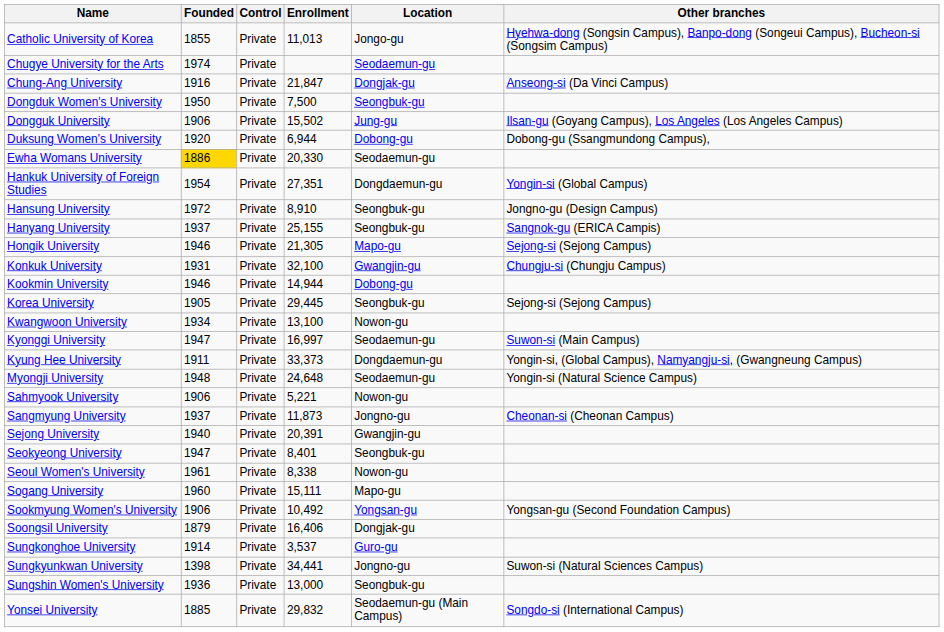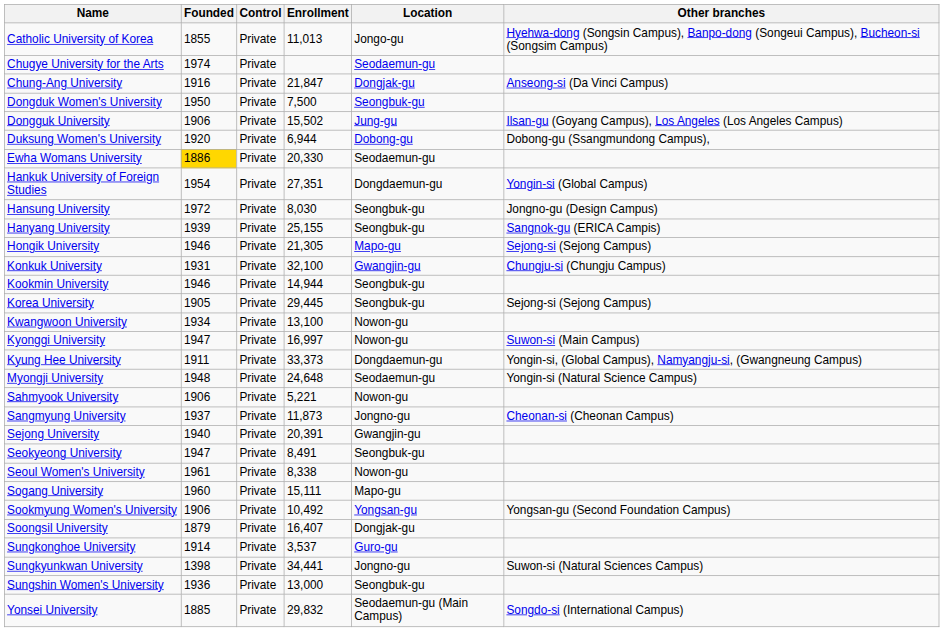(302, 209) 8,910 -> (302, 209) 8,030
(197, 228) 1937 -> (197, 228) 1939
(384, 284) Dobong-gu -> (389, 284) Seongbuk-gu
(395, 340) Seodaemun-gu -> (381, 340) Nowon-gu
(302, 453) 8,401 -> (302, 453) 8,491
(305, 528) 16,406 -> (305, 528) 16,407
